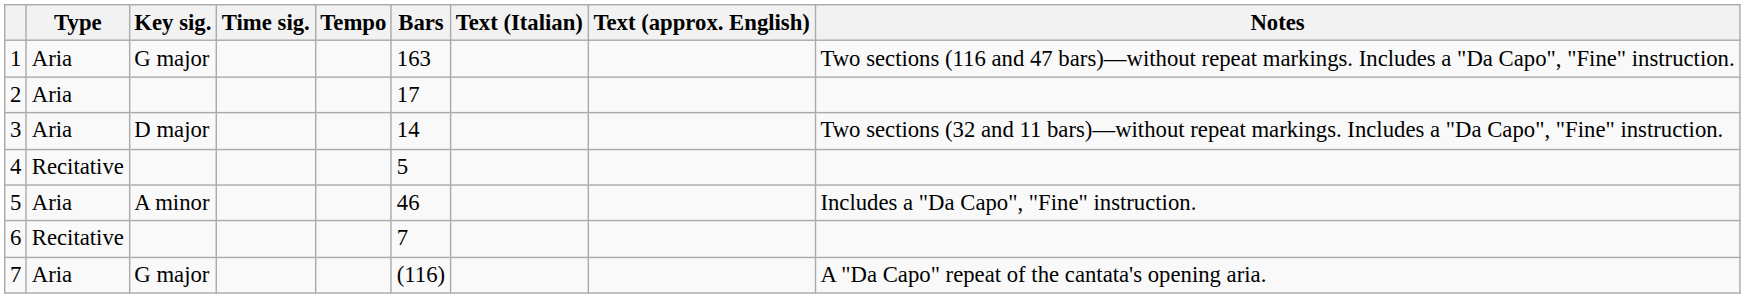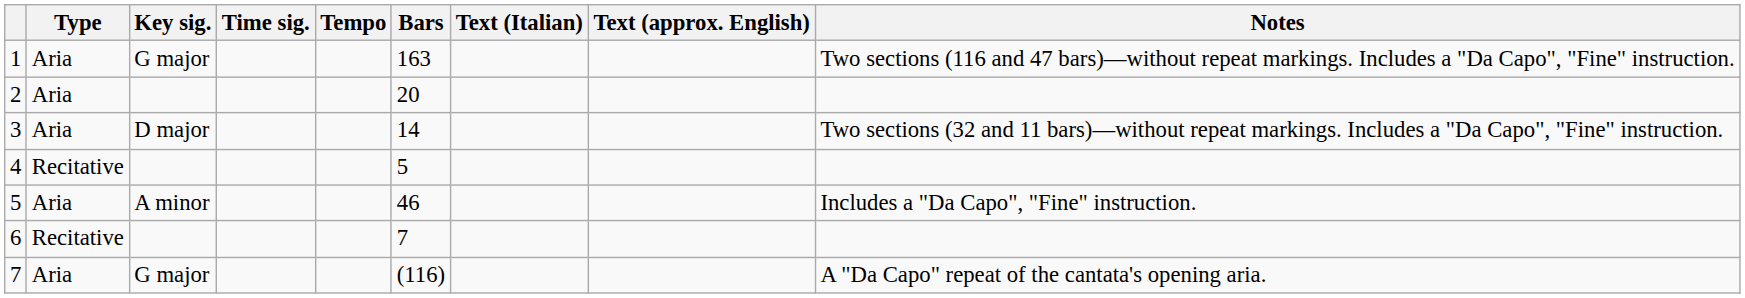(408, 94) 17 -> (408, 94) 20
